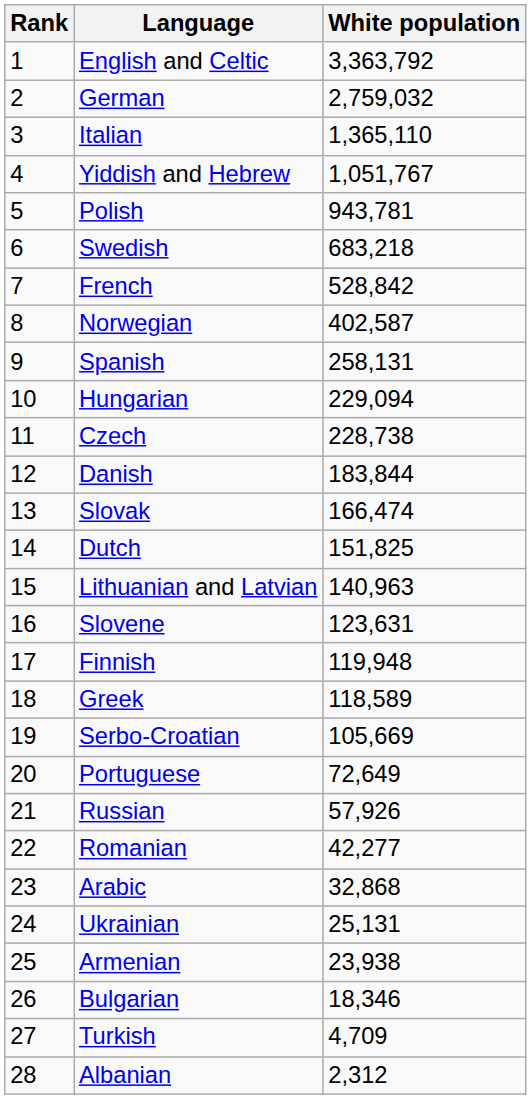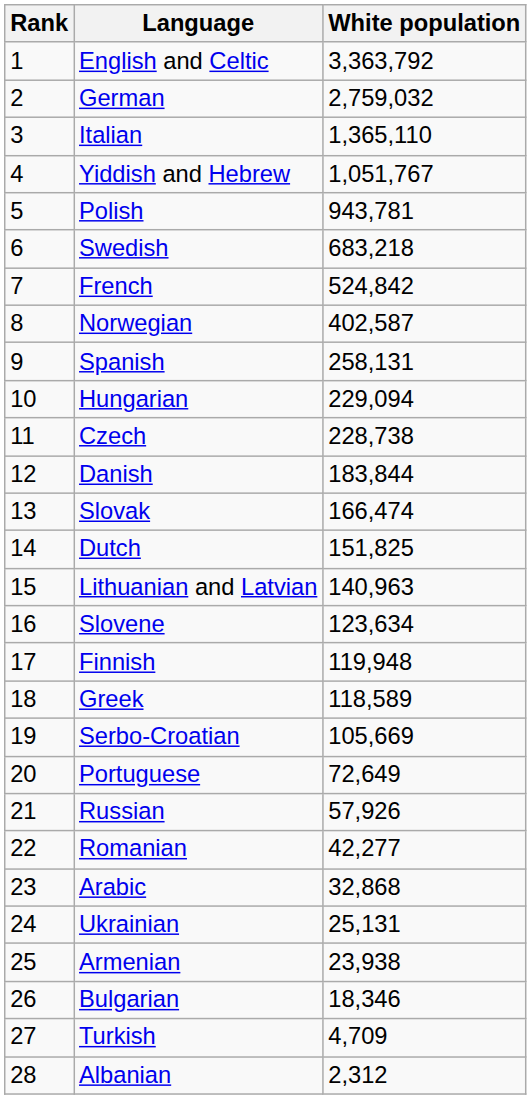(371, 286) 528,842 -> (371, 286) 524,842
(371, 624) 123,631 -> (371, 624) 123,634
